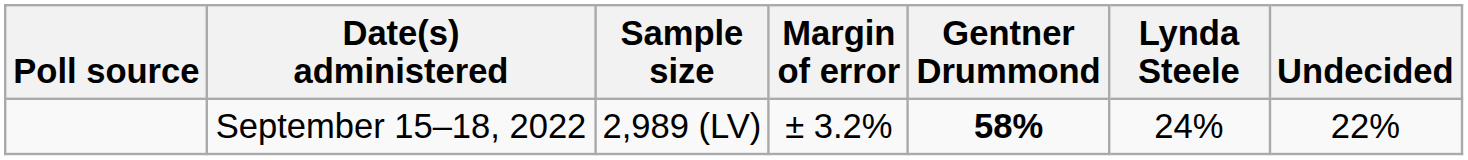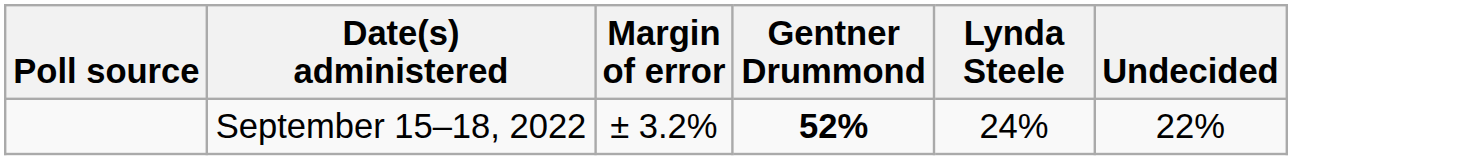- column: (682, 52)
(1009, 126) 58% -> (834, 126) 52%
